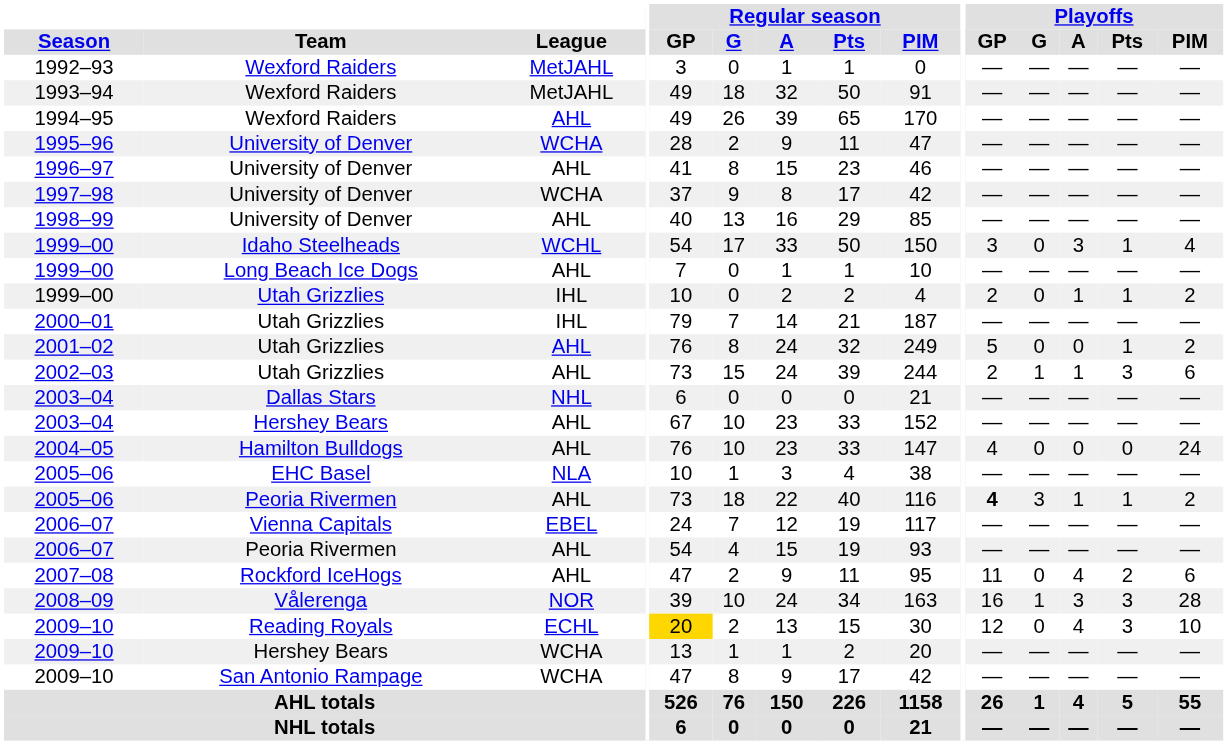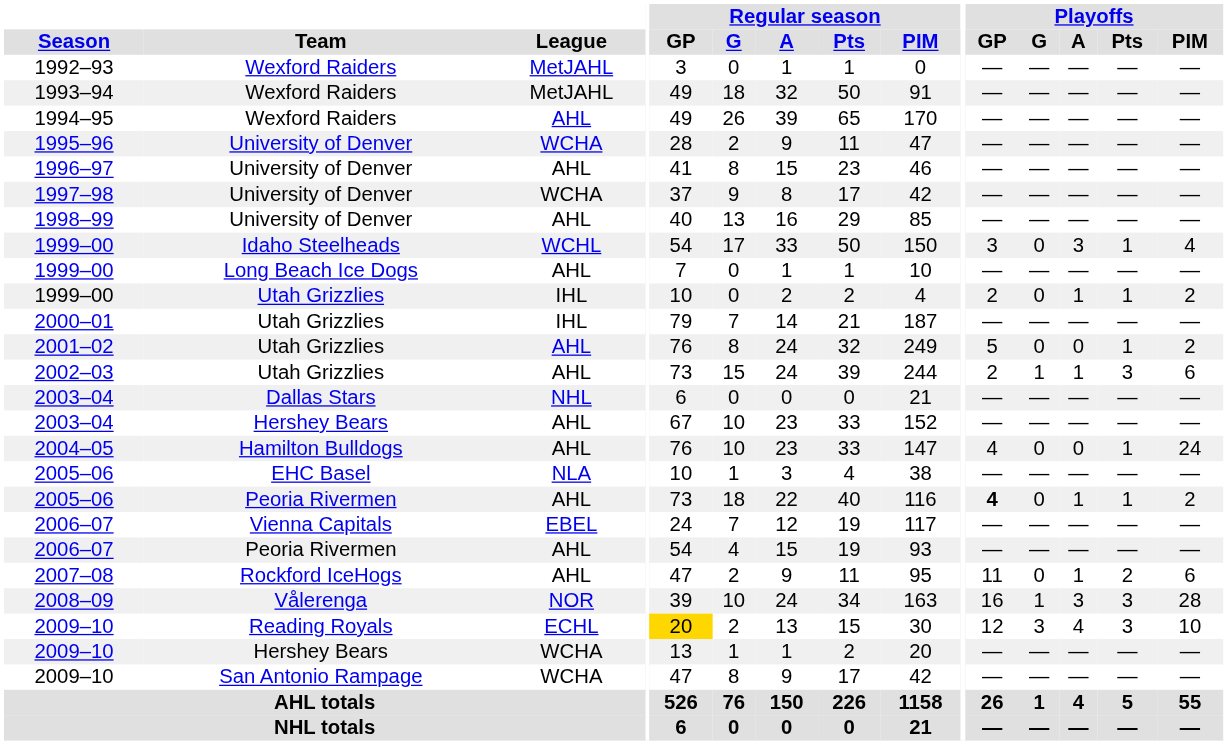(1127, 448) 0 -> (1127, 448) 1
(1039, 499) 3 -> (1039, 499) 0
(1078, 575) 4 -> (1078, 575) 1
(1039, 626) 0 -> (1039, 626) 3
